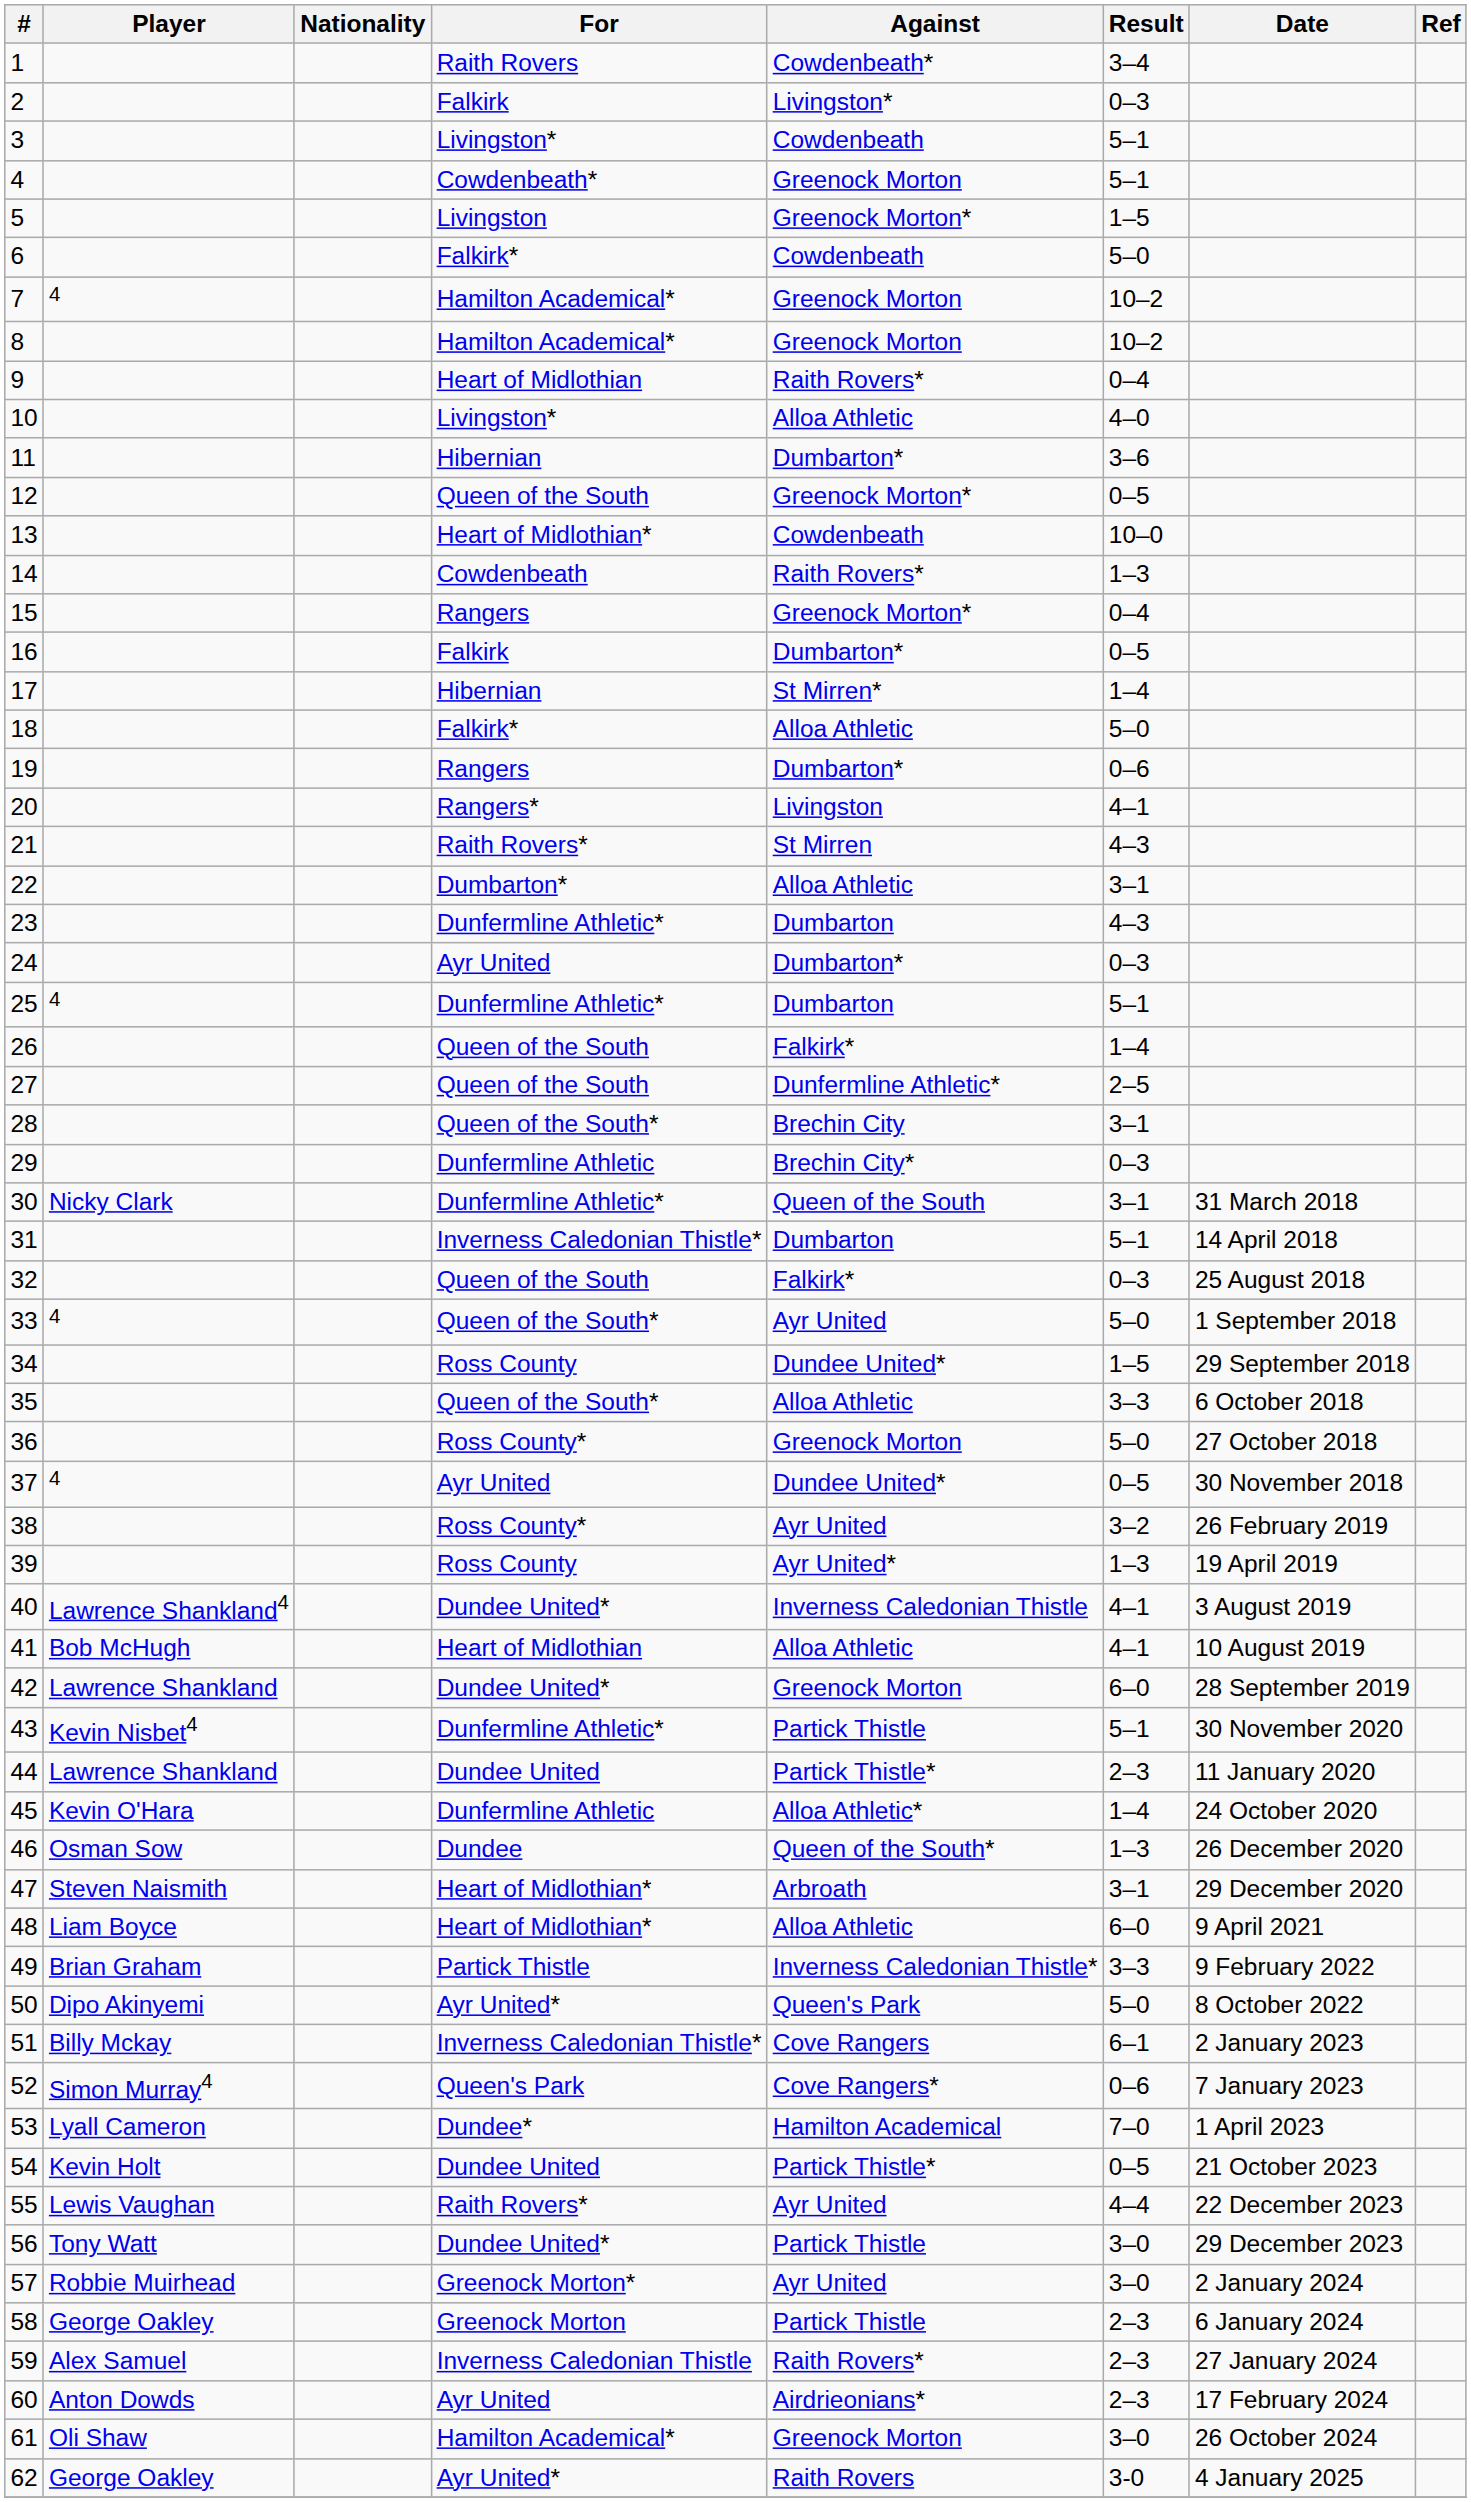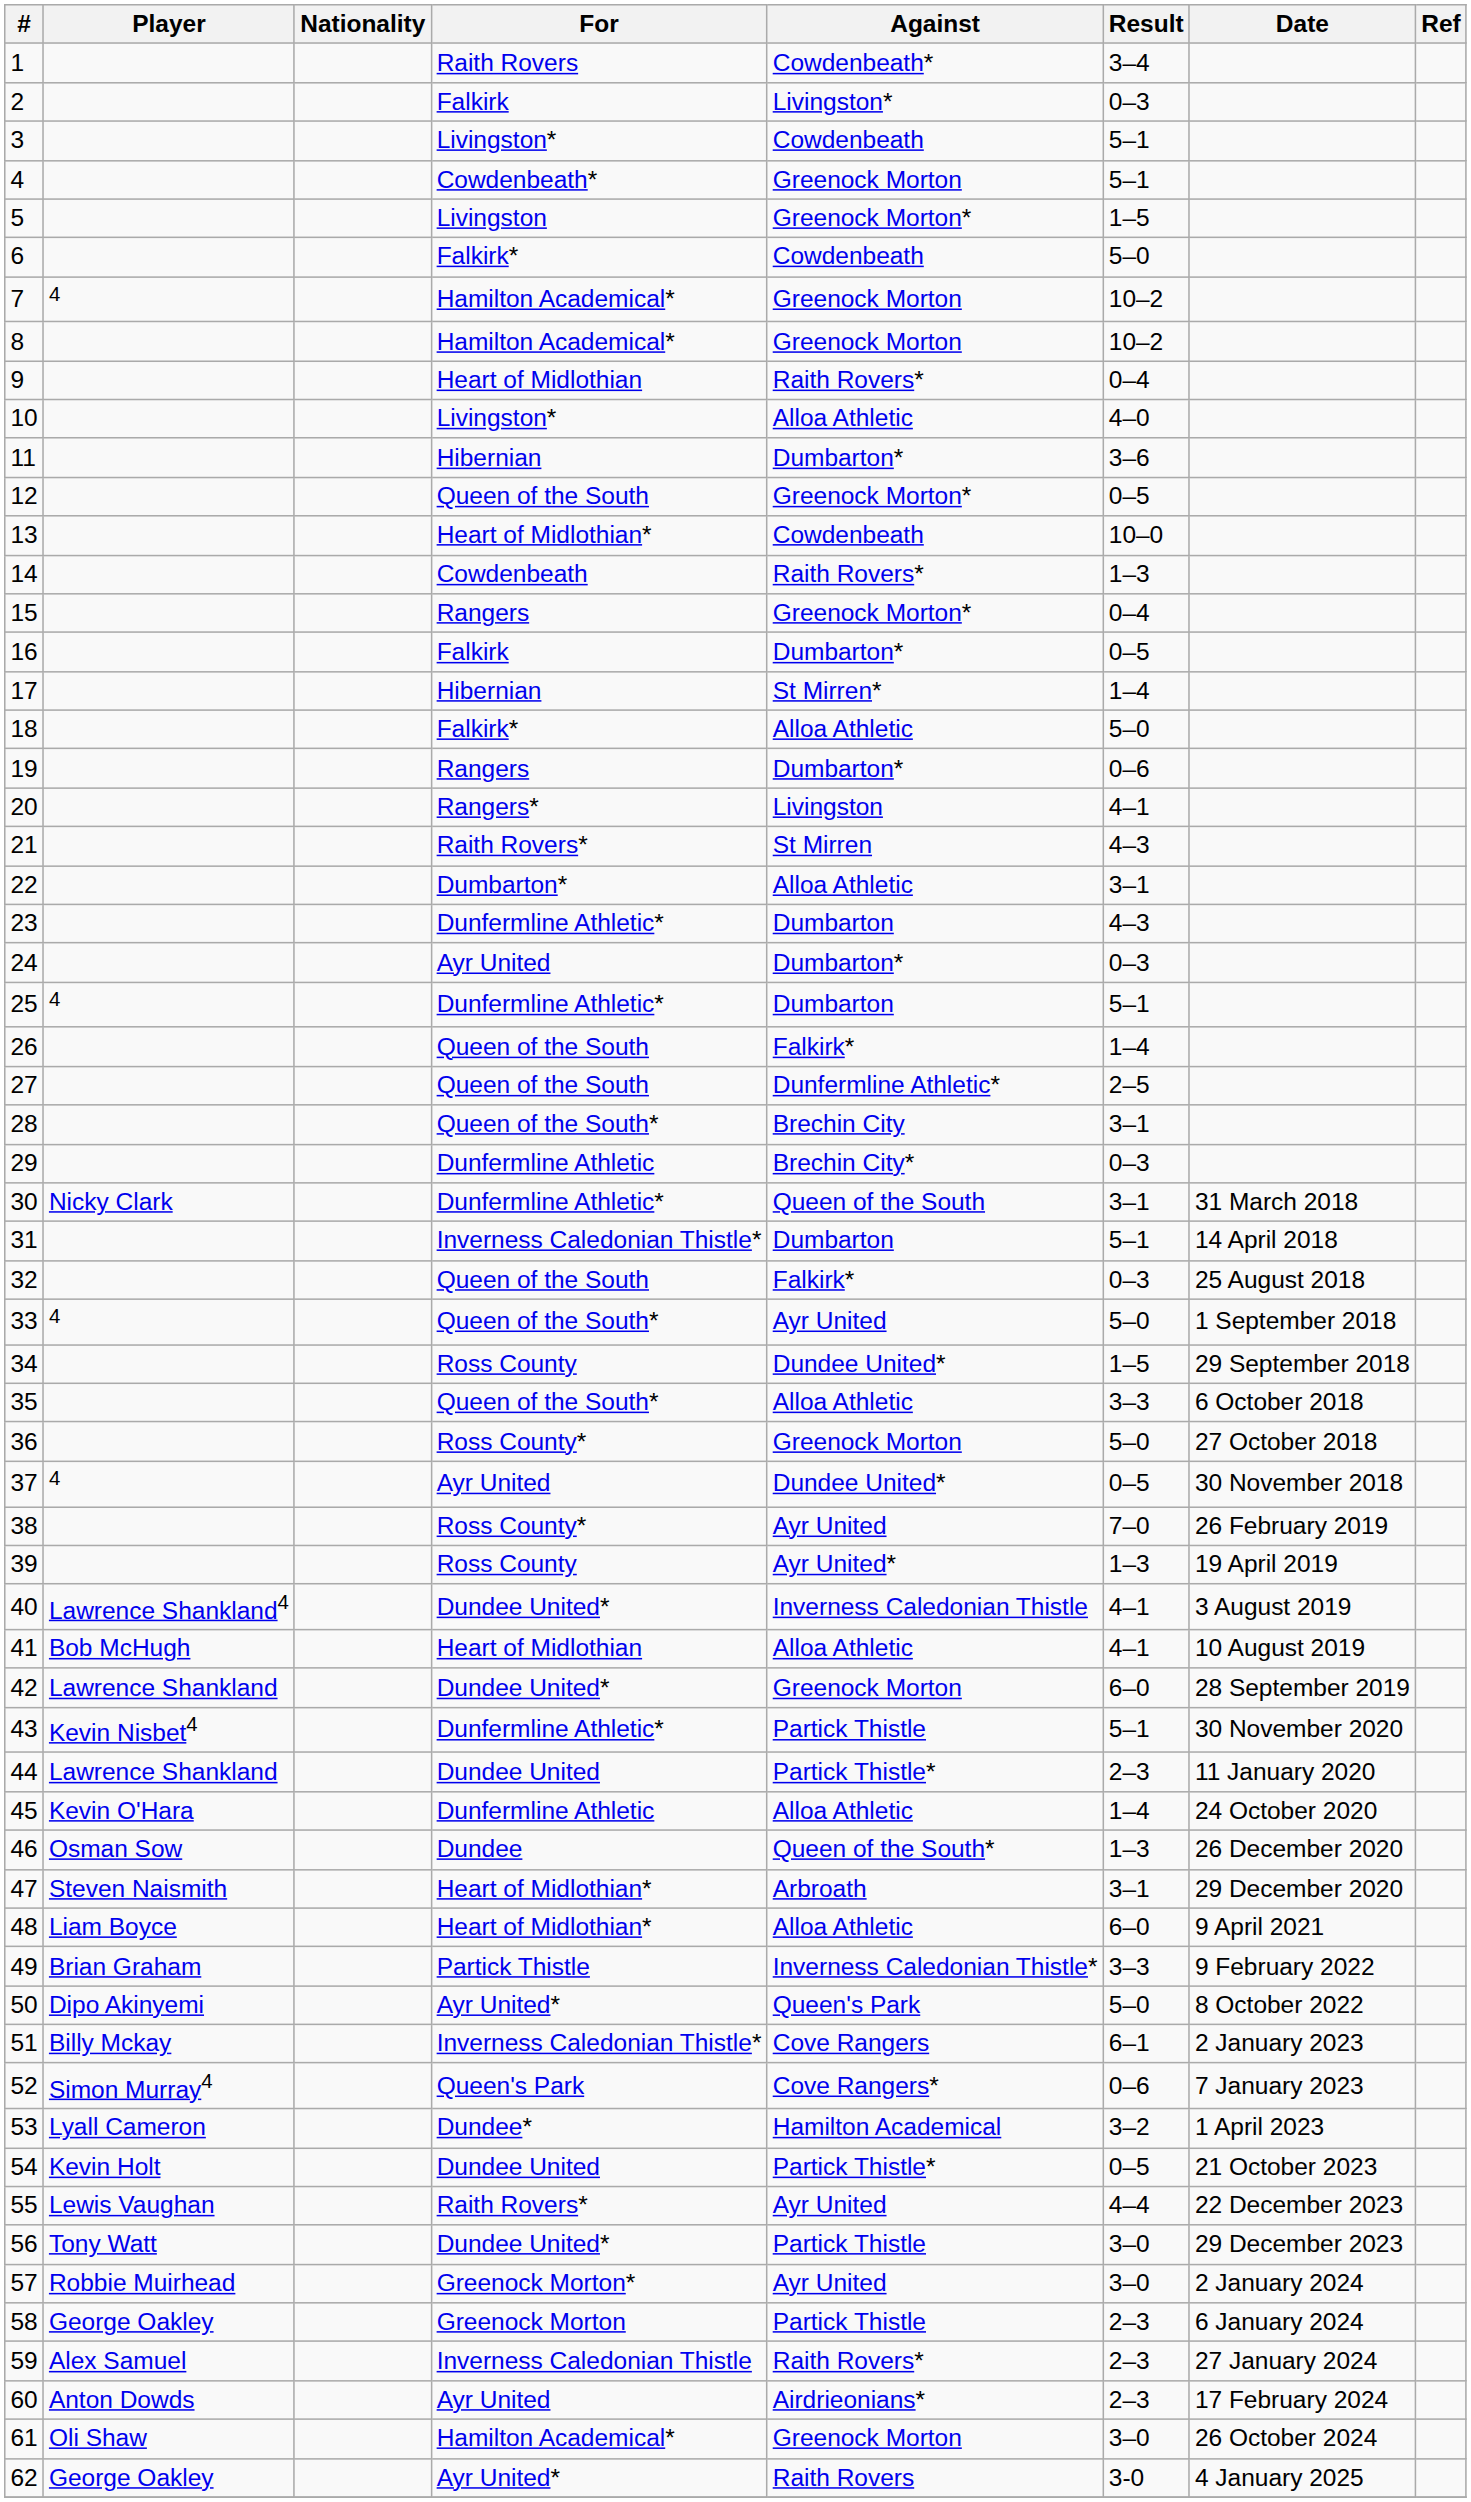(1129, 1525) 3–2 -> (1129, 1525) 7–0
(848, 1810) Alloa Athletic* -> (843, 1810) Alloa Athletic
(1129, 2127) 7–0 -> (1129, 2127) 3–2
